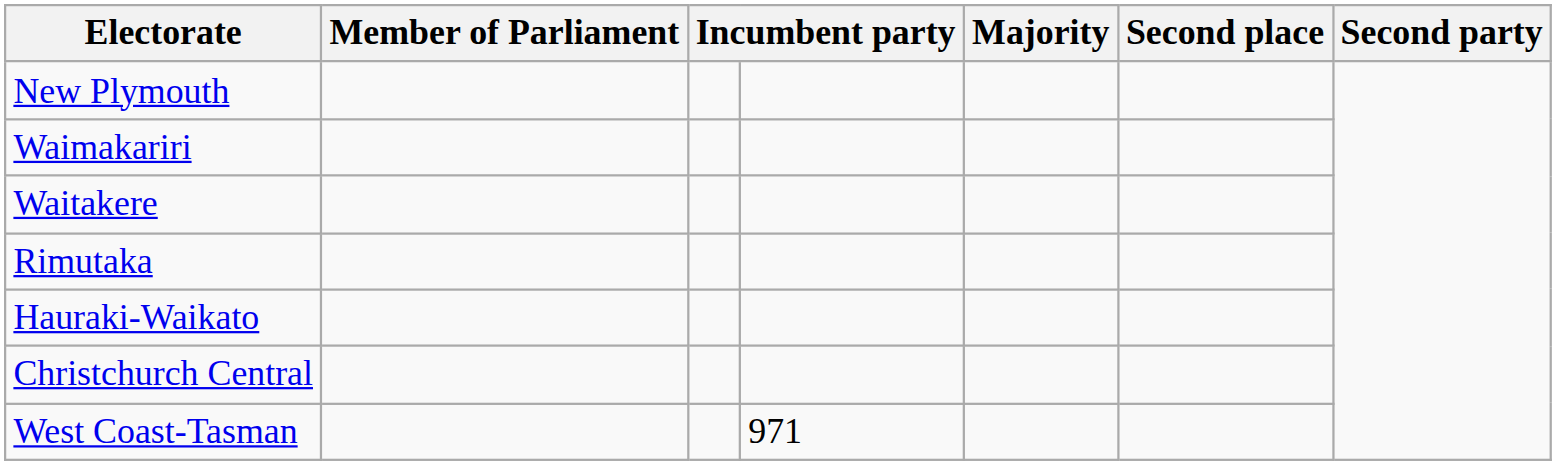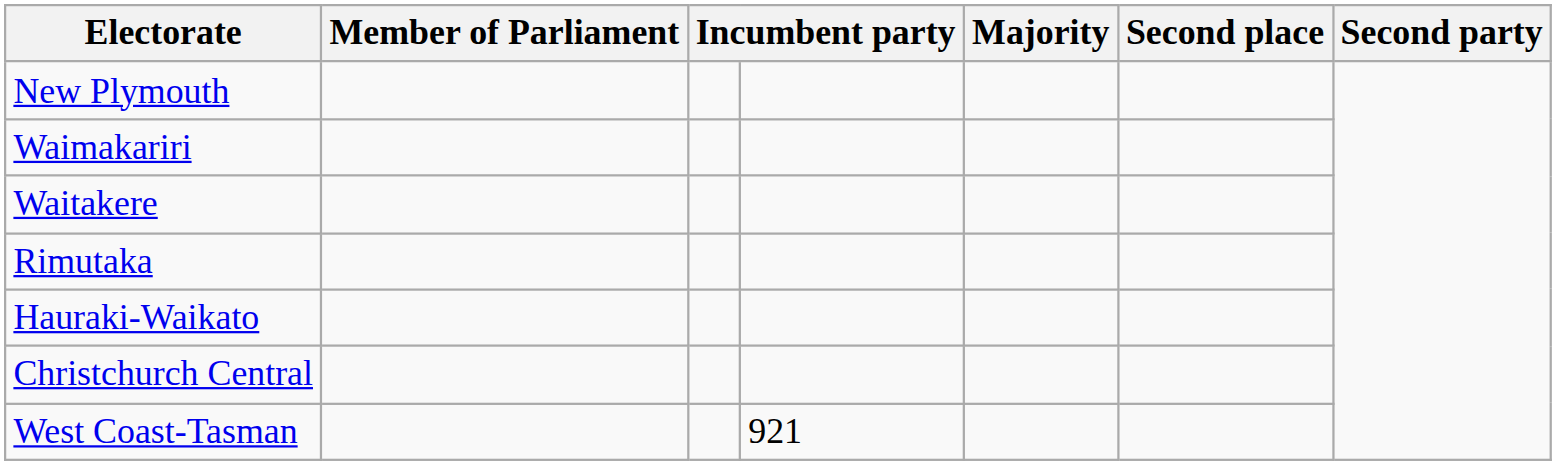(775, 430) 971 -> (775, 430) 921
